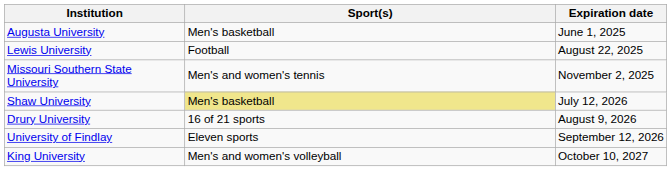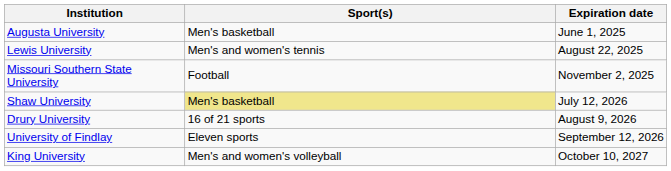(208, 50) Football -> (256, 50) Men's and women's tennis
(256, 75) Men's and women's tennis -> (208, 75) Football
